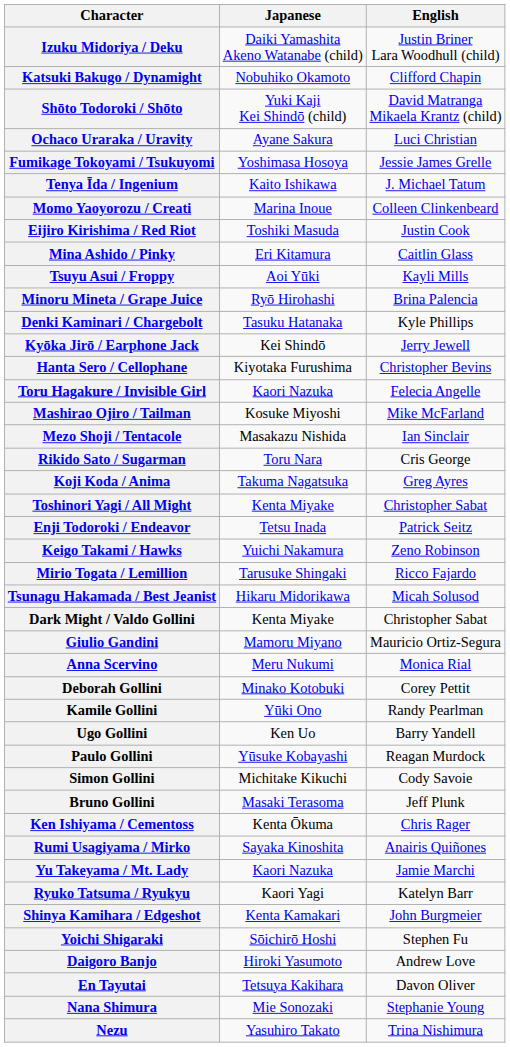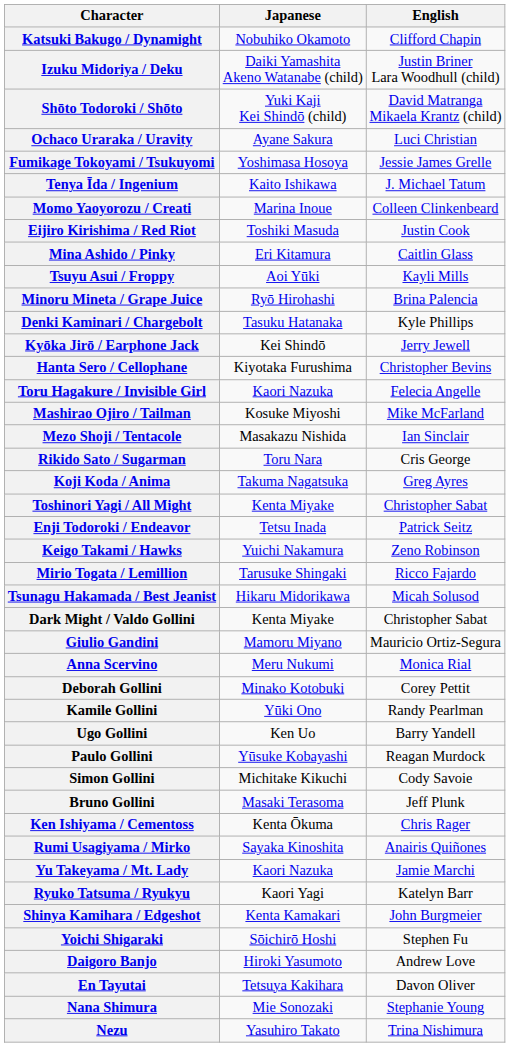rows swapped: (112, 46) <-> (112, 77)
